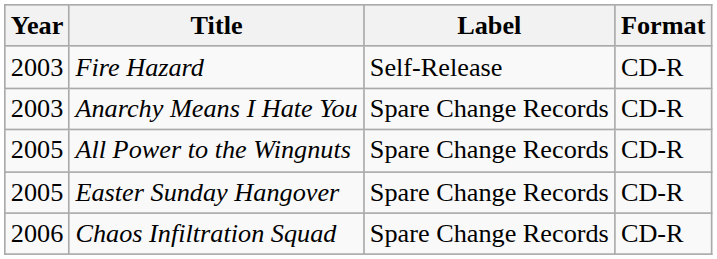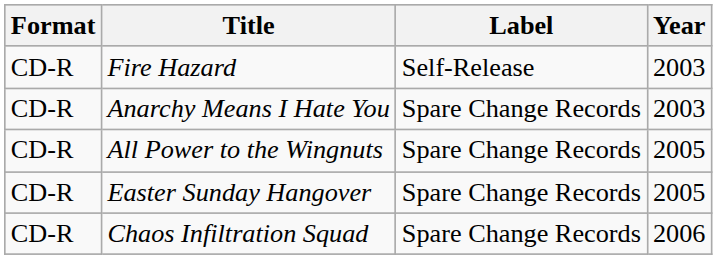columns swapped: (37, 25) <-> (663, 25)
